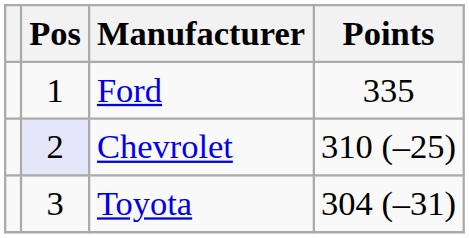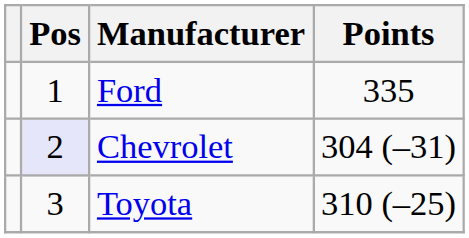(389, 146) 310 (–25) -> (389, 146) 304 (–31)
(389, 203) 304 (–31) -> (389, 203) 310 (–25)
